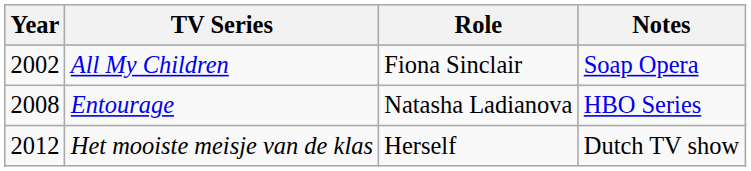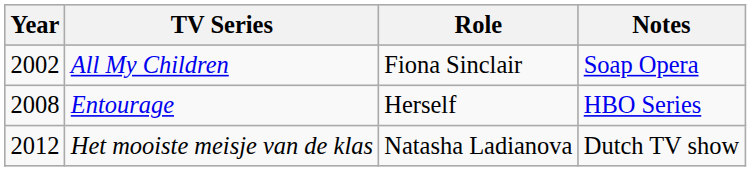(478, 105) Natasha Ladianova -> (420, 105) Herself
(420, 145) Herself -> (478, 145) Natasha Ladianova
